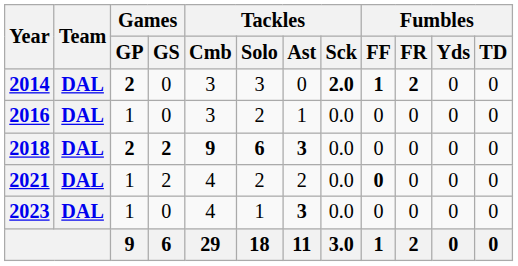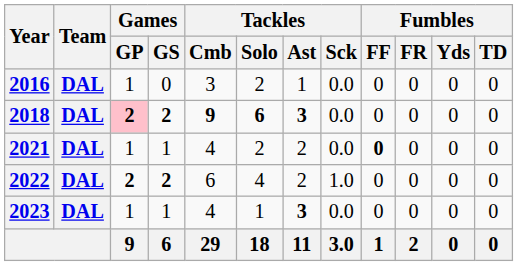- row: (29, 84)
(130, 148) no background -> (130, 116) pink background
(166, 180) 2 -> (166, 148) 1
+ row: (29, 180)
(166, 212) 0 -> (166, 212) 1
